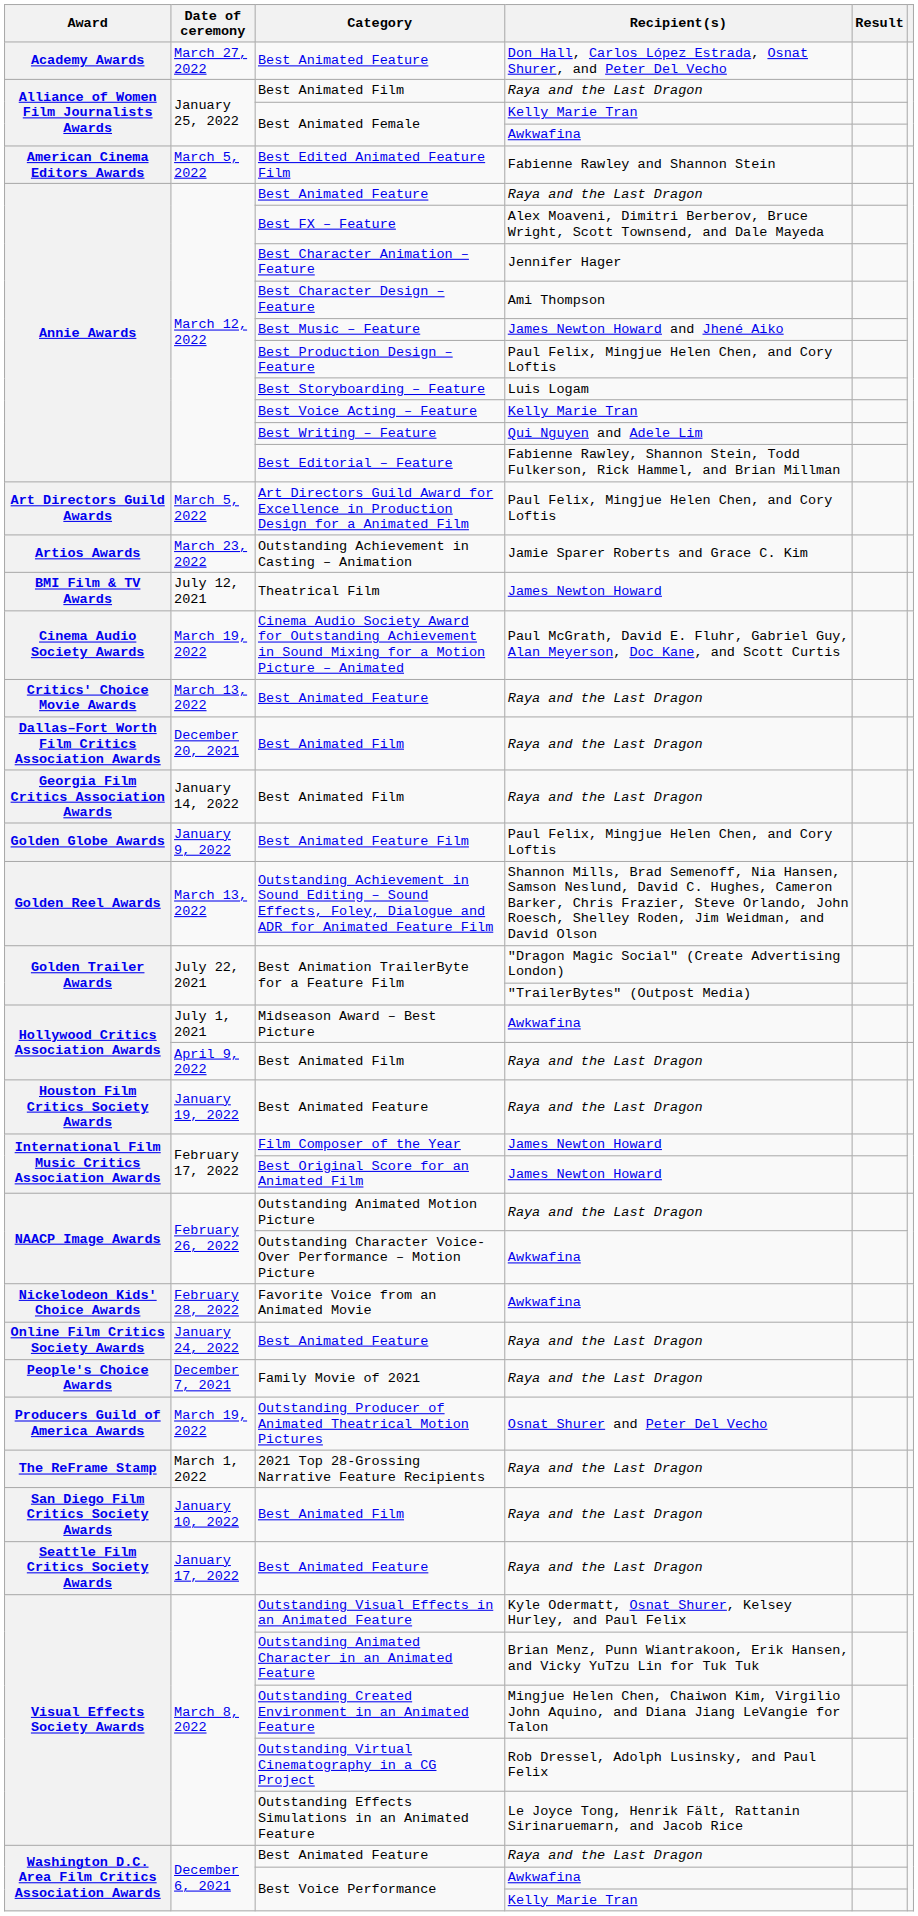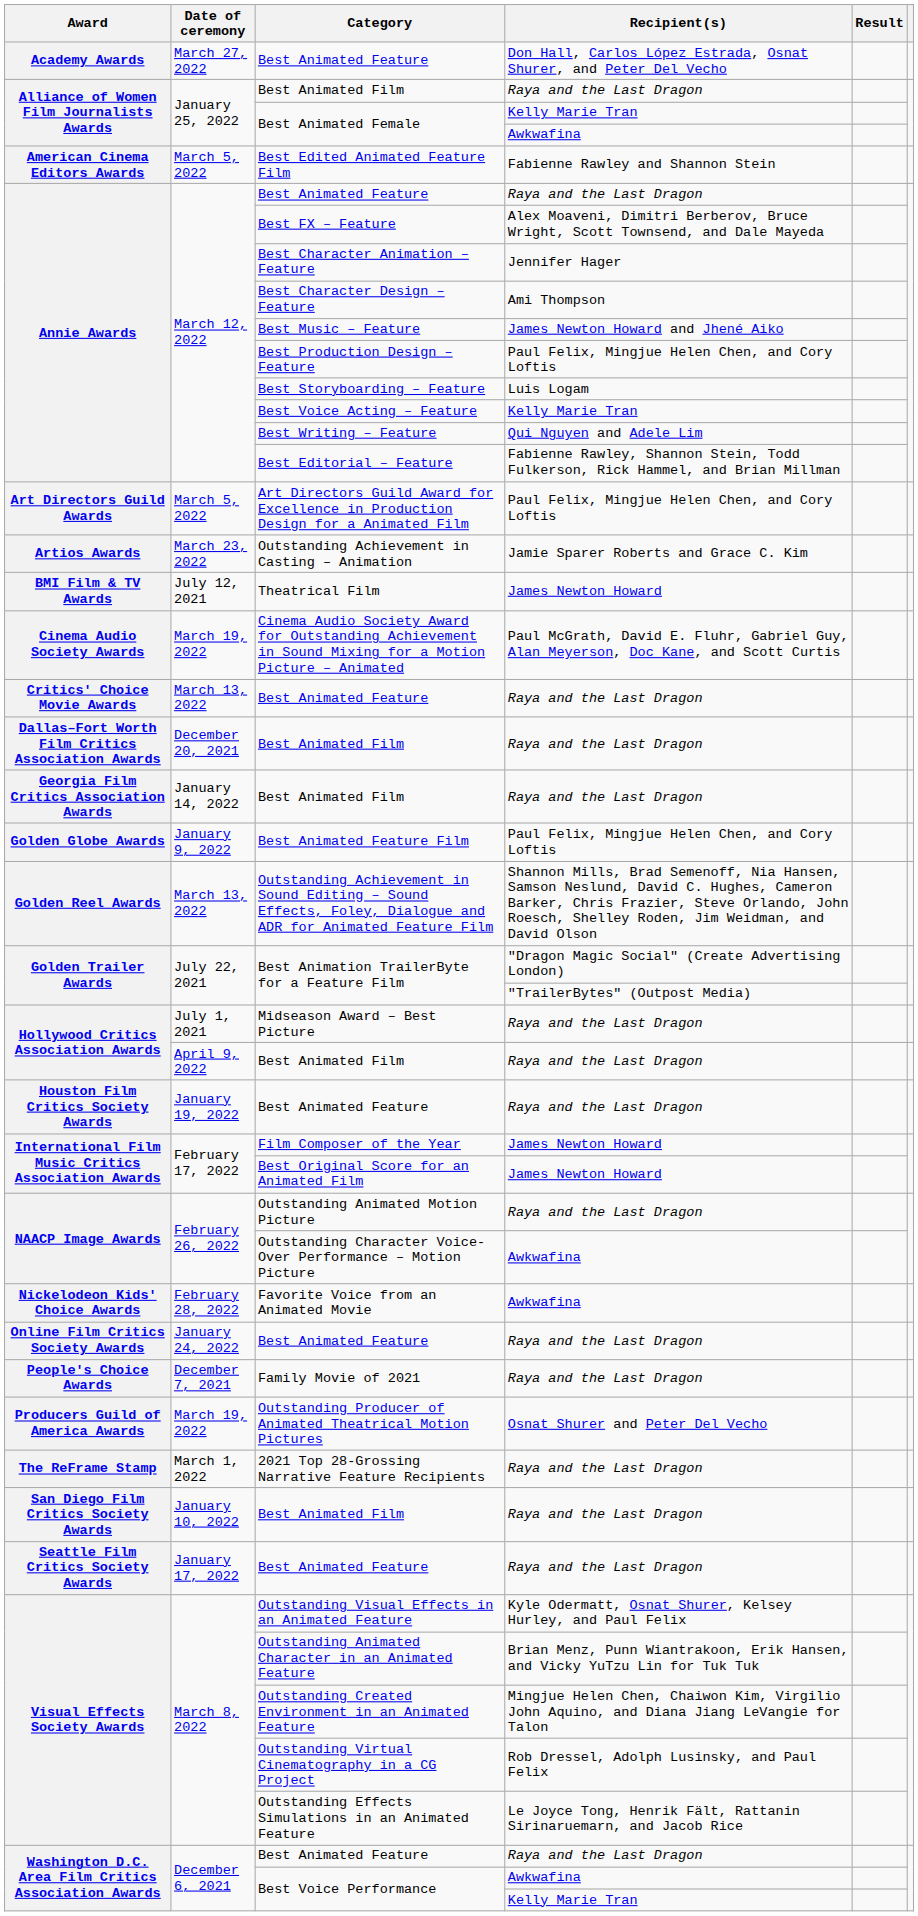(544, 1024) Awkwafina -> (605, 1024) Raya and the Last Dragon
